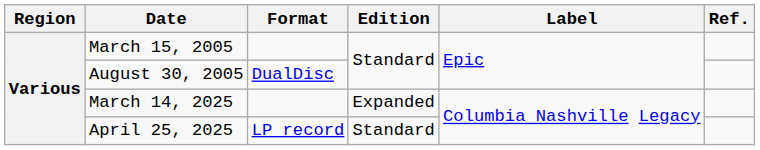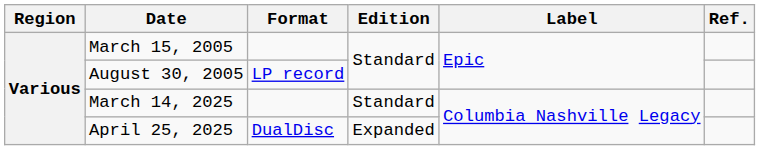(293, 75) DualDisc -> (298, 75) LP record
(394, 103) Expanded -> (394, 103) Standard
(298, 131) LP record -> (293, 131) DualDisc
(394, 131) Standard -> (394, 131) Expanded
